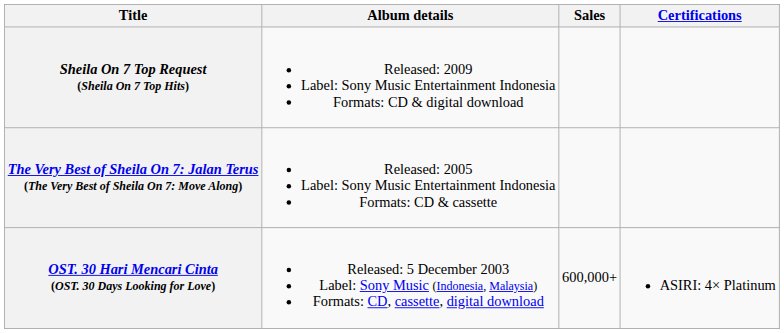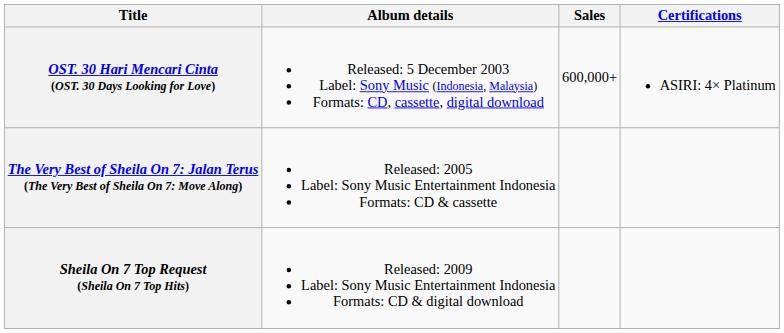rows swapped: (133, 277) <-> (133, 77)
